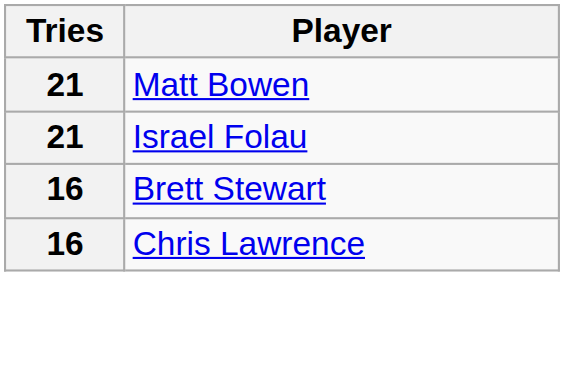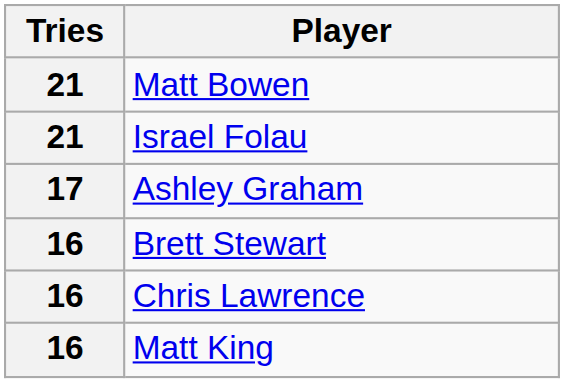+ row: (248, 190)
+ row: (203, 349)
